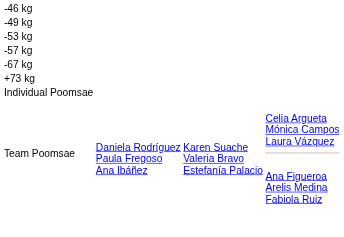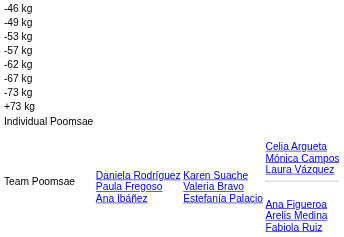+ row: (18, 65)
+ row: (18, 93)
